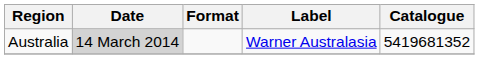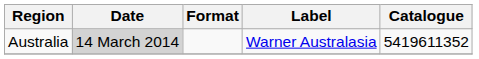(427, 41) 5419681352 -> (426, 41) 5419611352
